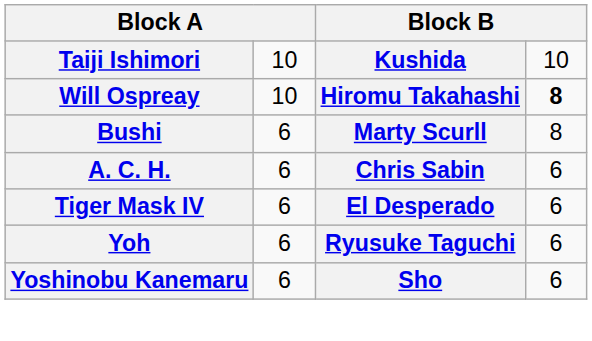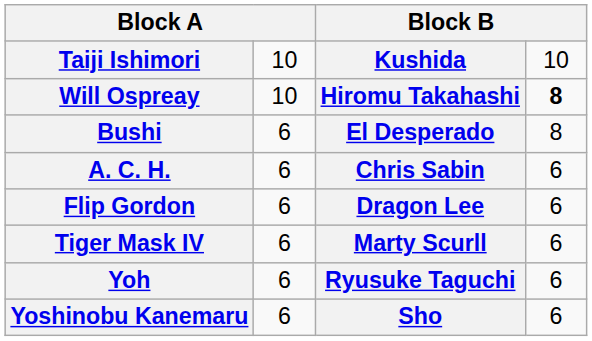(420, 133) Marty Scurll -> (420, 133) El Desperado
+ row: (129, 206)
(420, 206) El Desperado -> (420, 243) Marty Scurll
